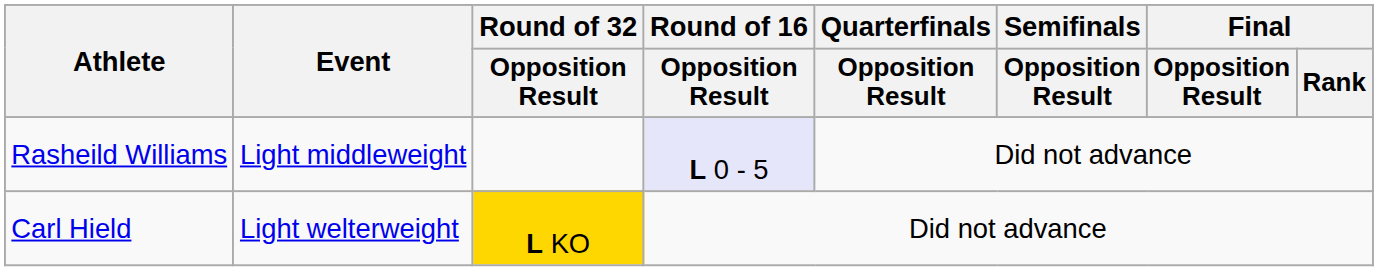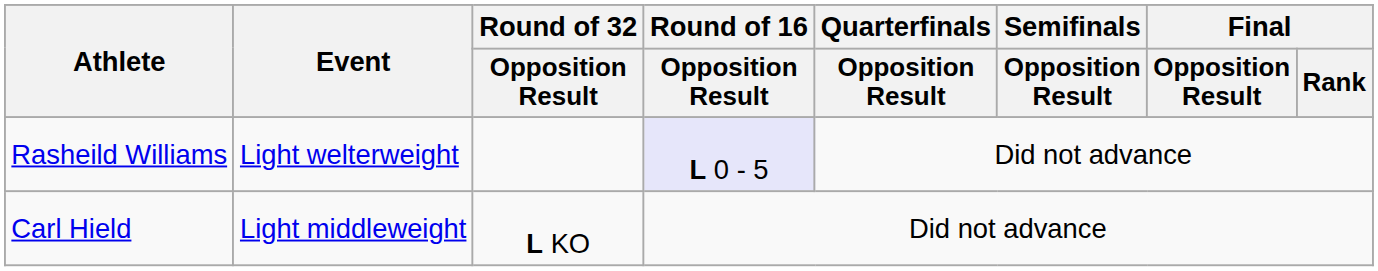(353, 155) Light middleweight -> (349, 155) Light welterweight
(349, 228) Light welterweight -> (353, 228) Light middleweight
(558, 243) gold background -> (558, 243) no background
